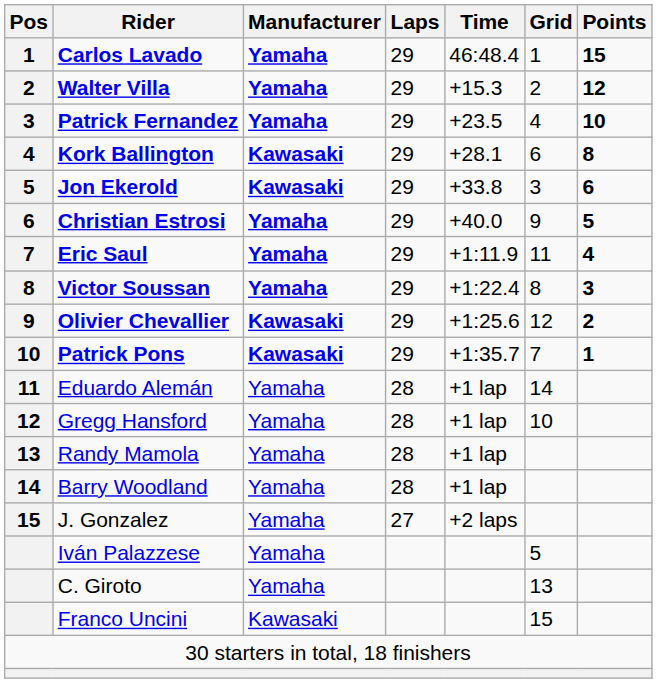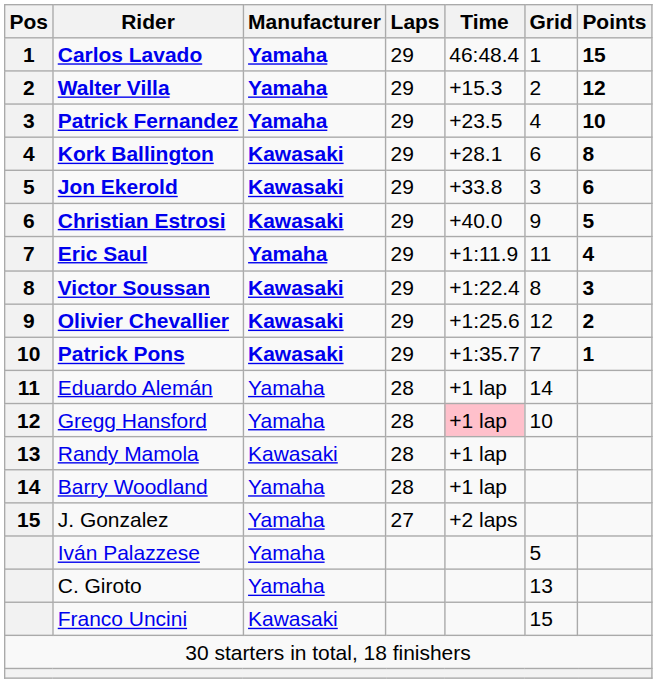(288, 221) Yamaha -> (296, 221) Kawasaki
(288, 287) Yamaha -> (296, 287) Kawasaki
(478, 420) no background -> (478, 420) pink background
(286, 453) Yamaha -> (293, 453) Kawasaki
